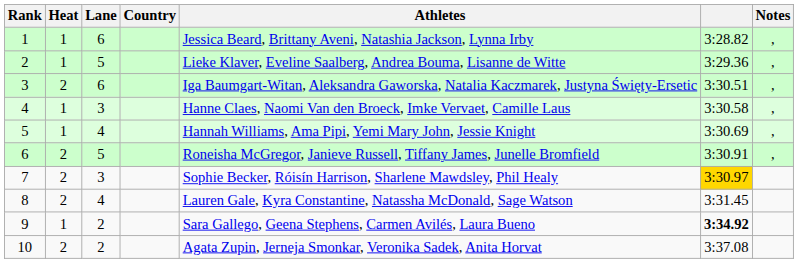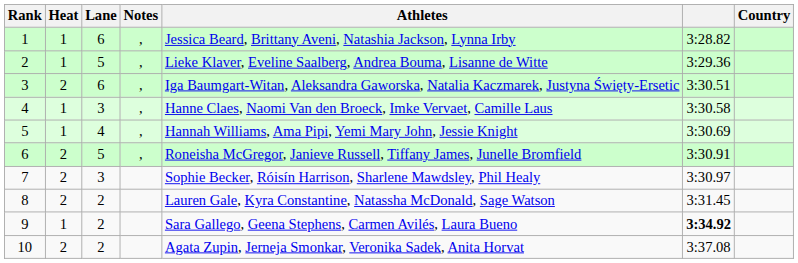columns swapped: (150, 16) <-> (773, 16)
(726, 177) gold background -> (709, 177) no background
(101, 200) 4 -> (101, 200) 2
